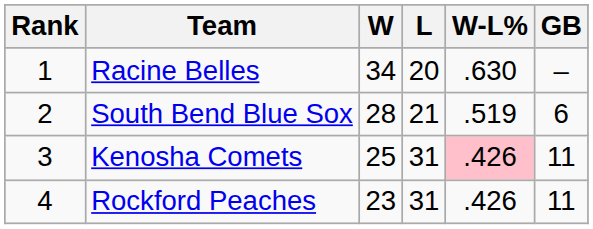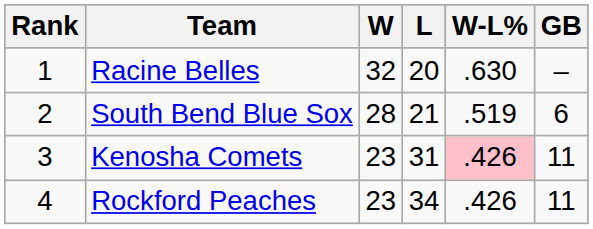(381, 69) 34 -> (381, 69) 32
(381, 157) 25 -> (381, 157) 23
(424, 200) 31 -> (424, 200) 34
